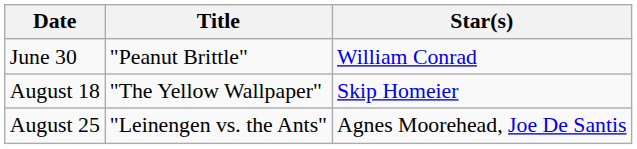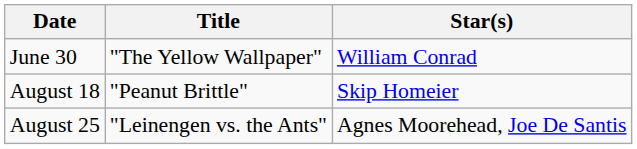(179, 56) "Peanut Brittle" -> (216, 56) "The Yellow Wallpaper"
(216, 90) "The Yellow Wallpaper" -> (179, 90) "Peanut Brittle"
